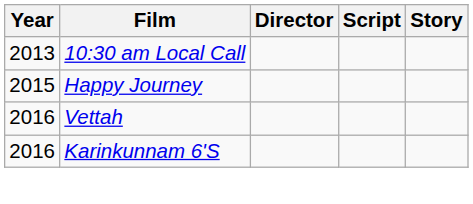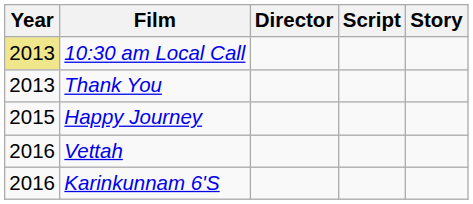(32, 53) no background -> (32, 53) khaki background
+ row: (113, 85)
